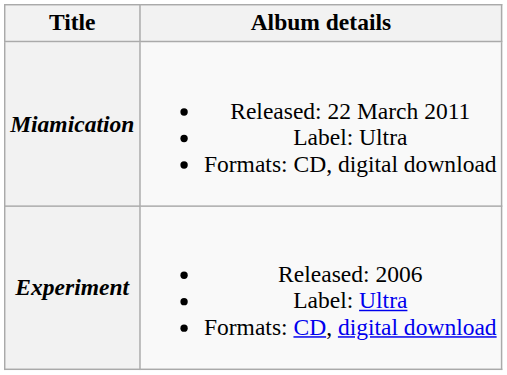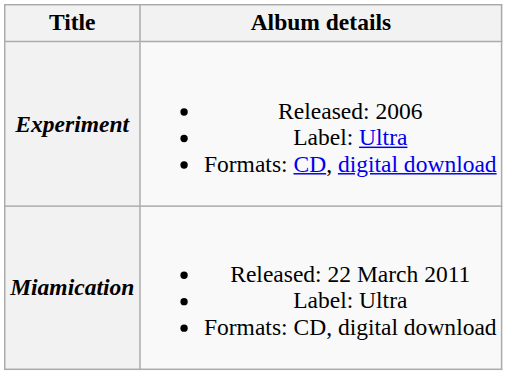rows swapped: (72, 287) <-> (72, 123)
